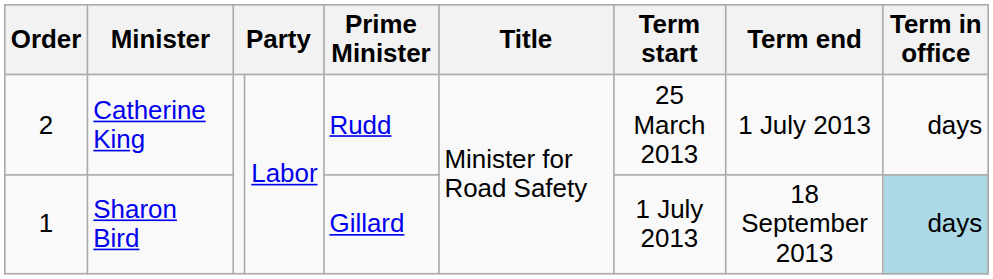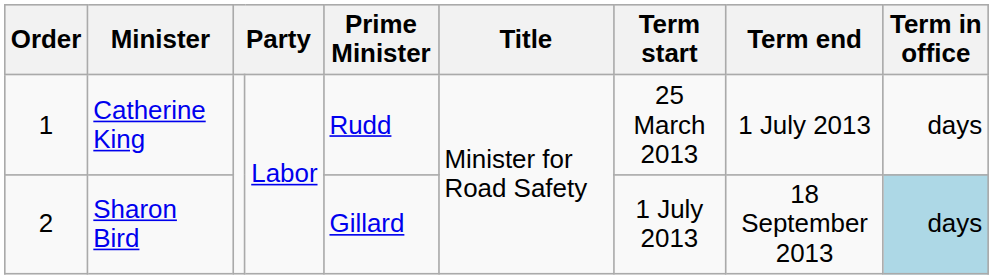(46, 124) 2 -> (46, 124) 1
(46, 223) 1 -> (46, 223) 2
